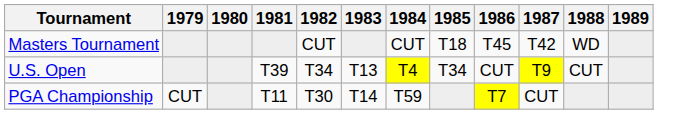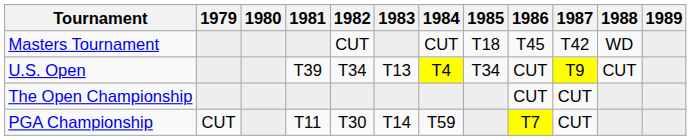+ row: (100, 97)
